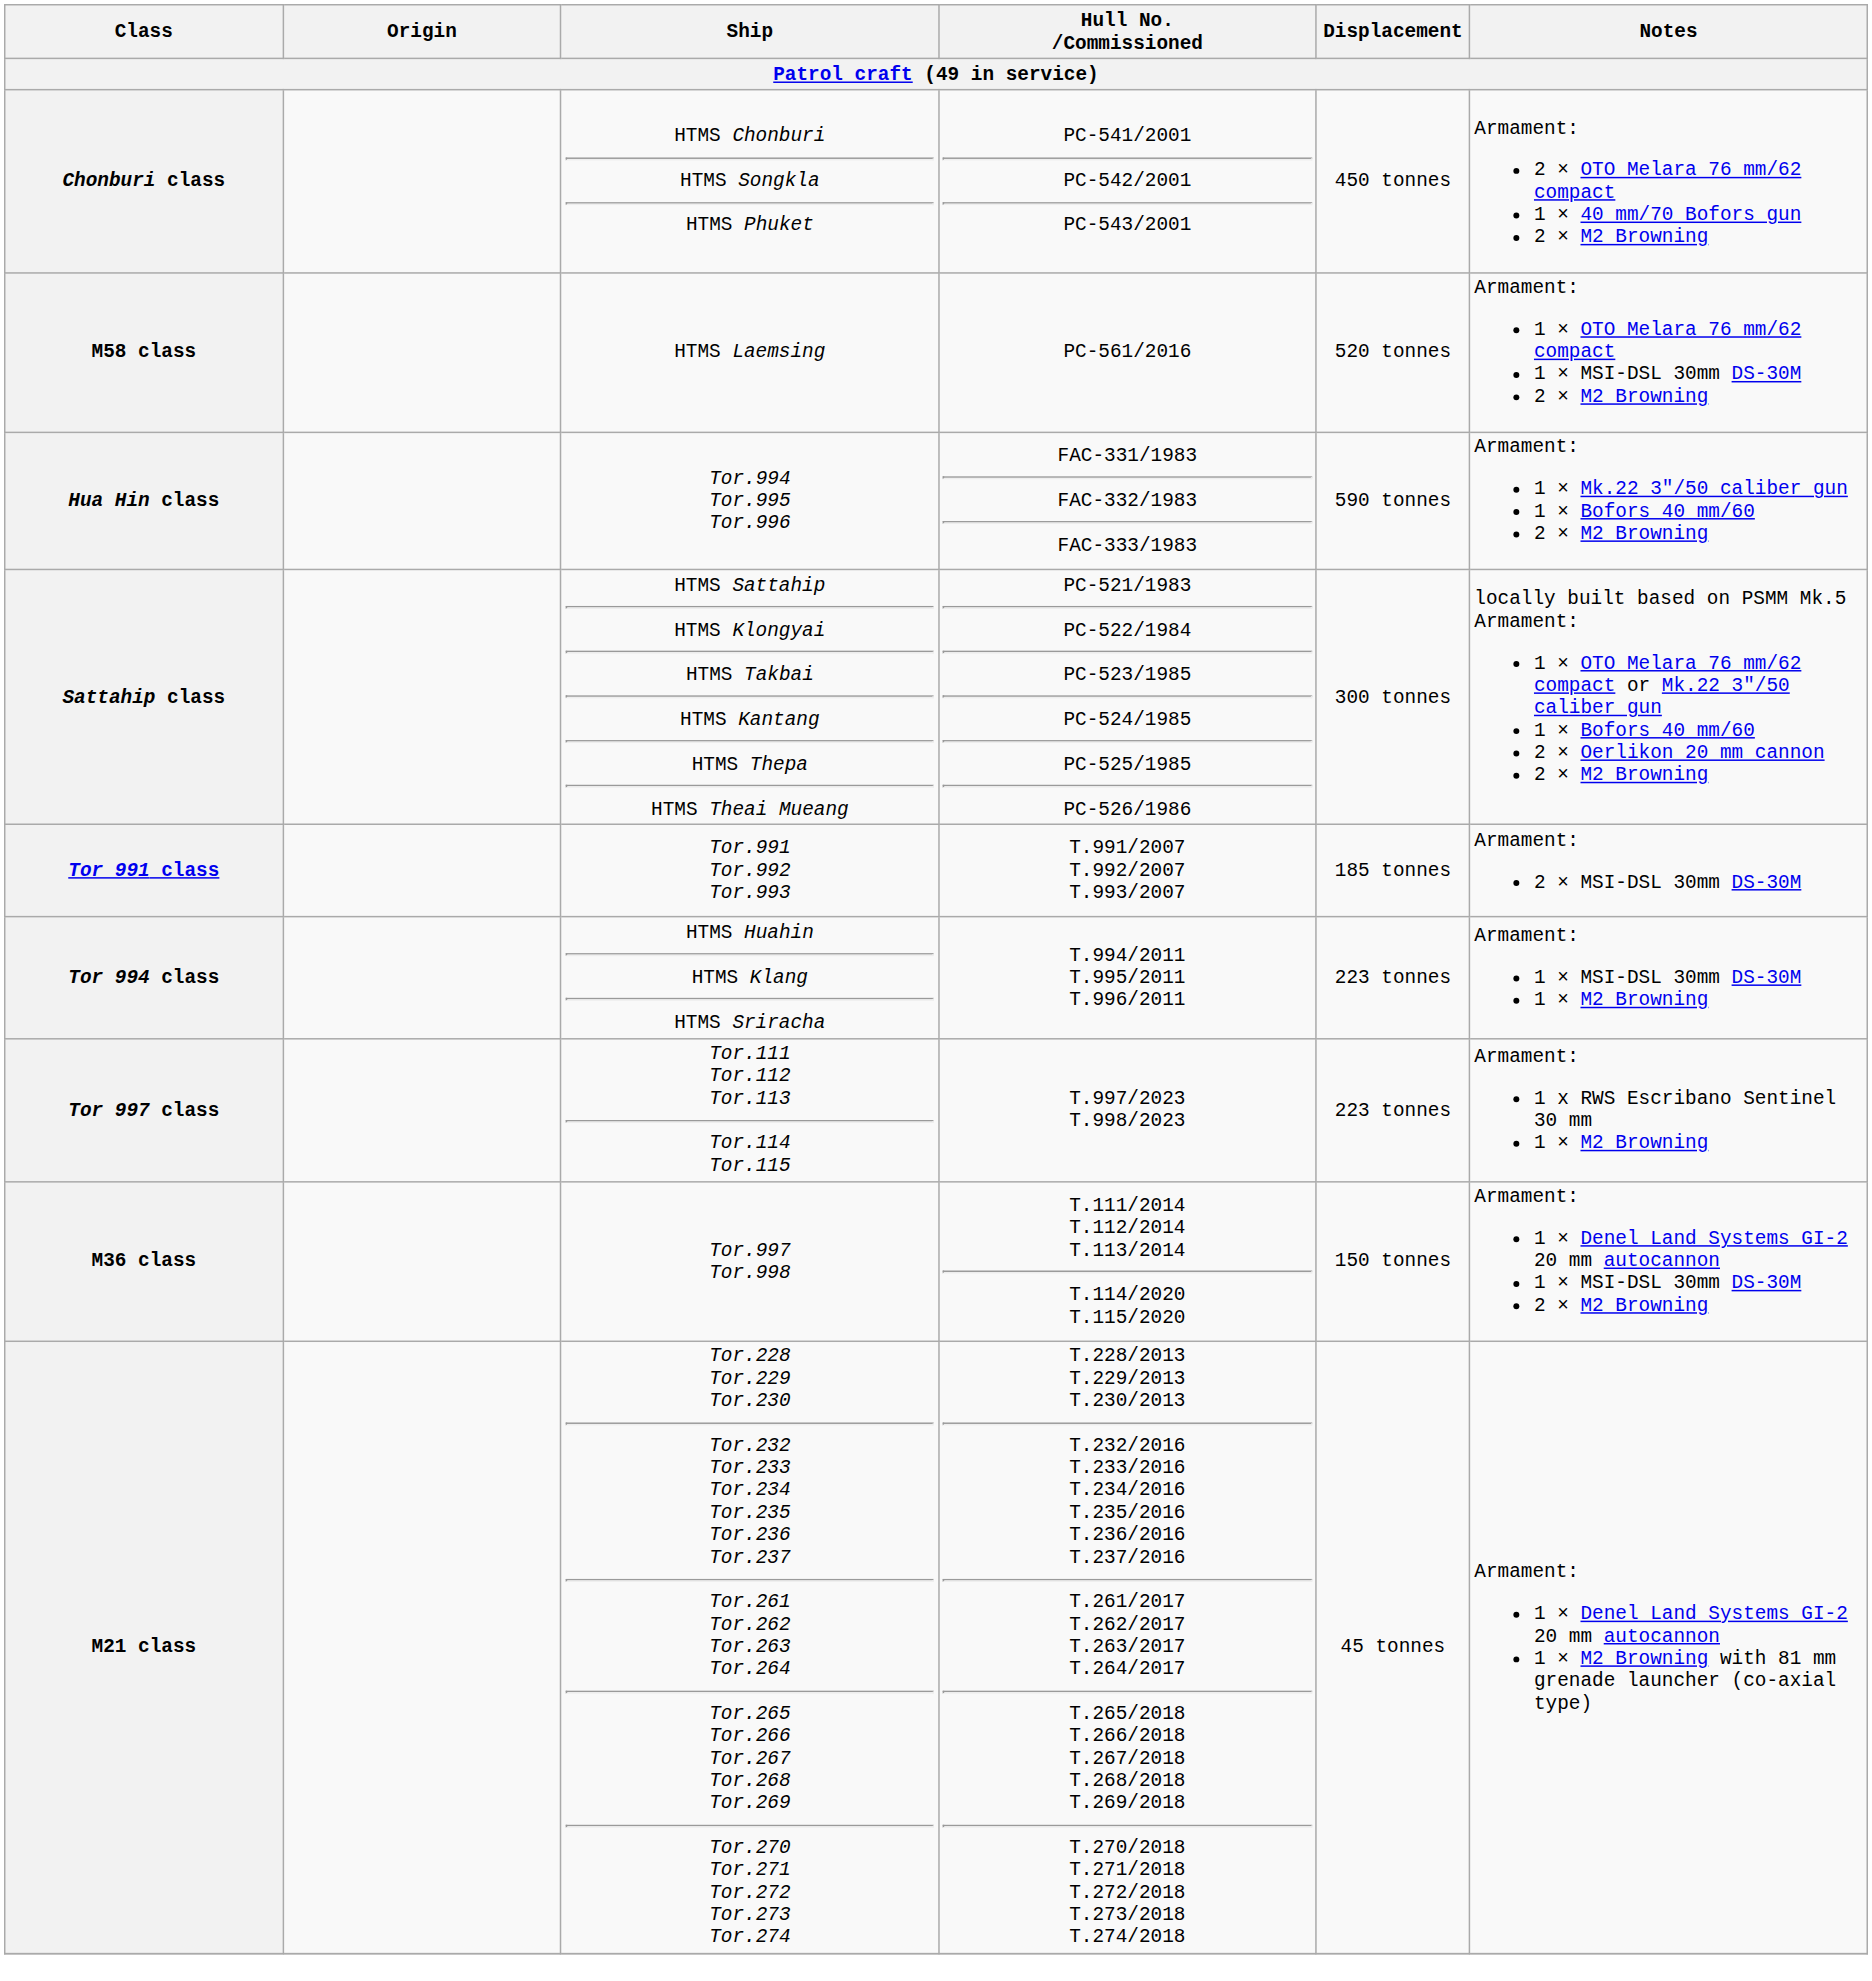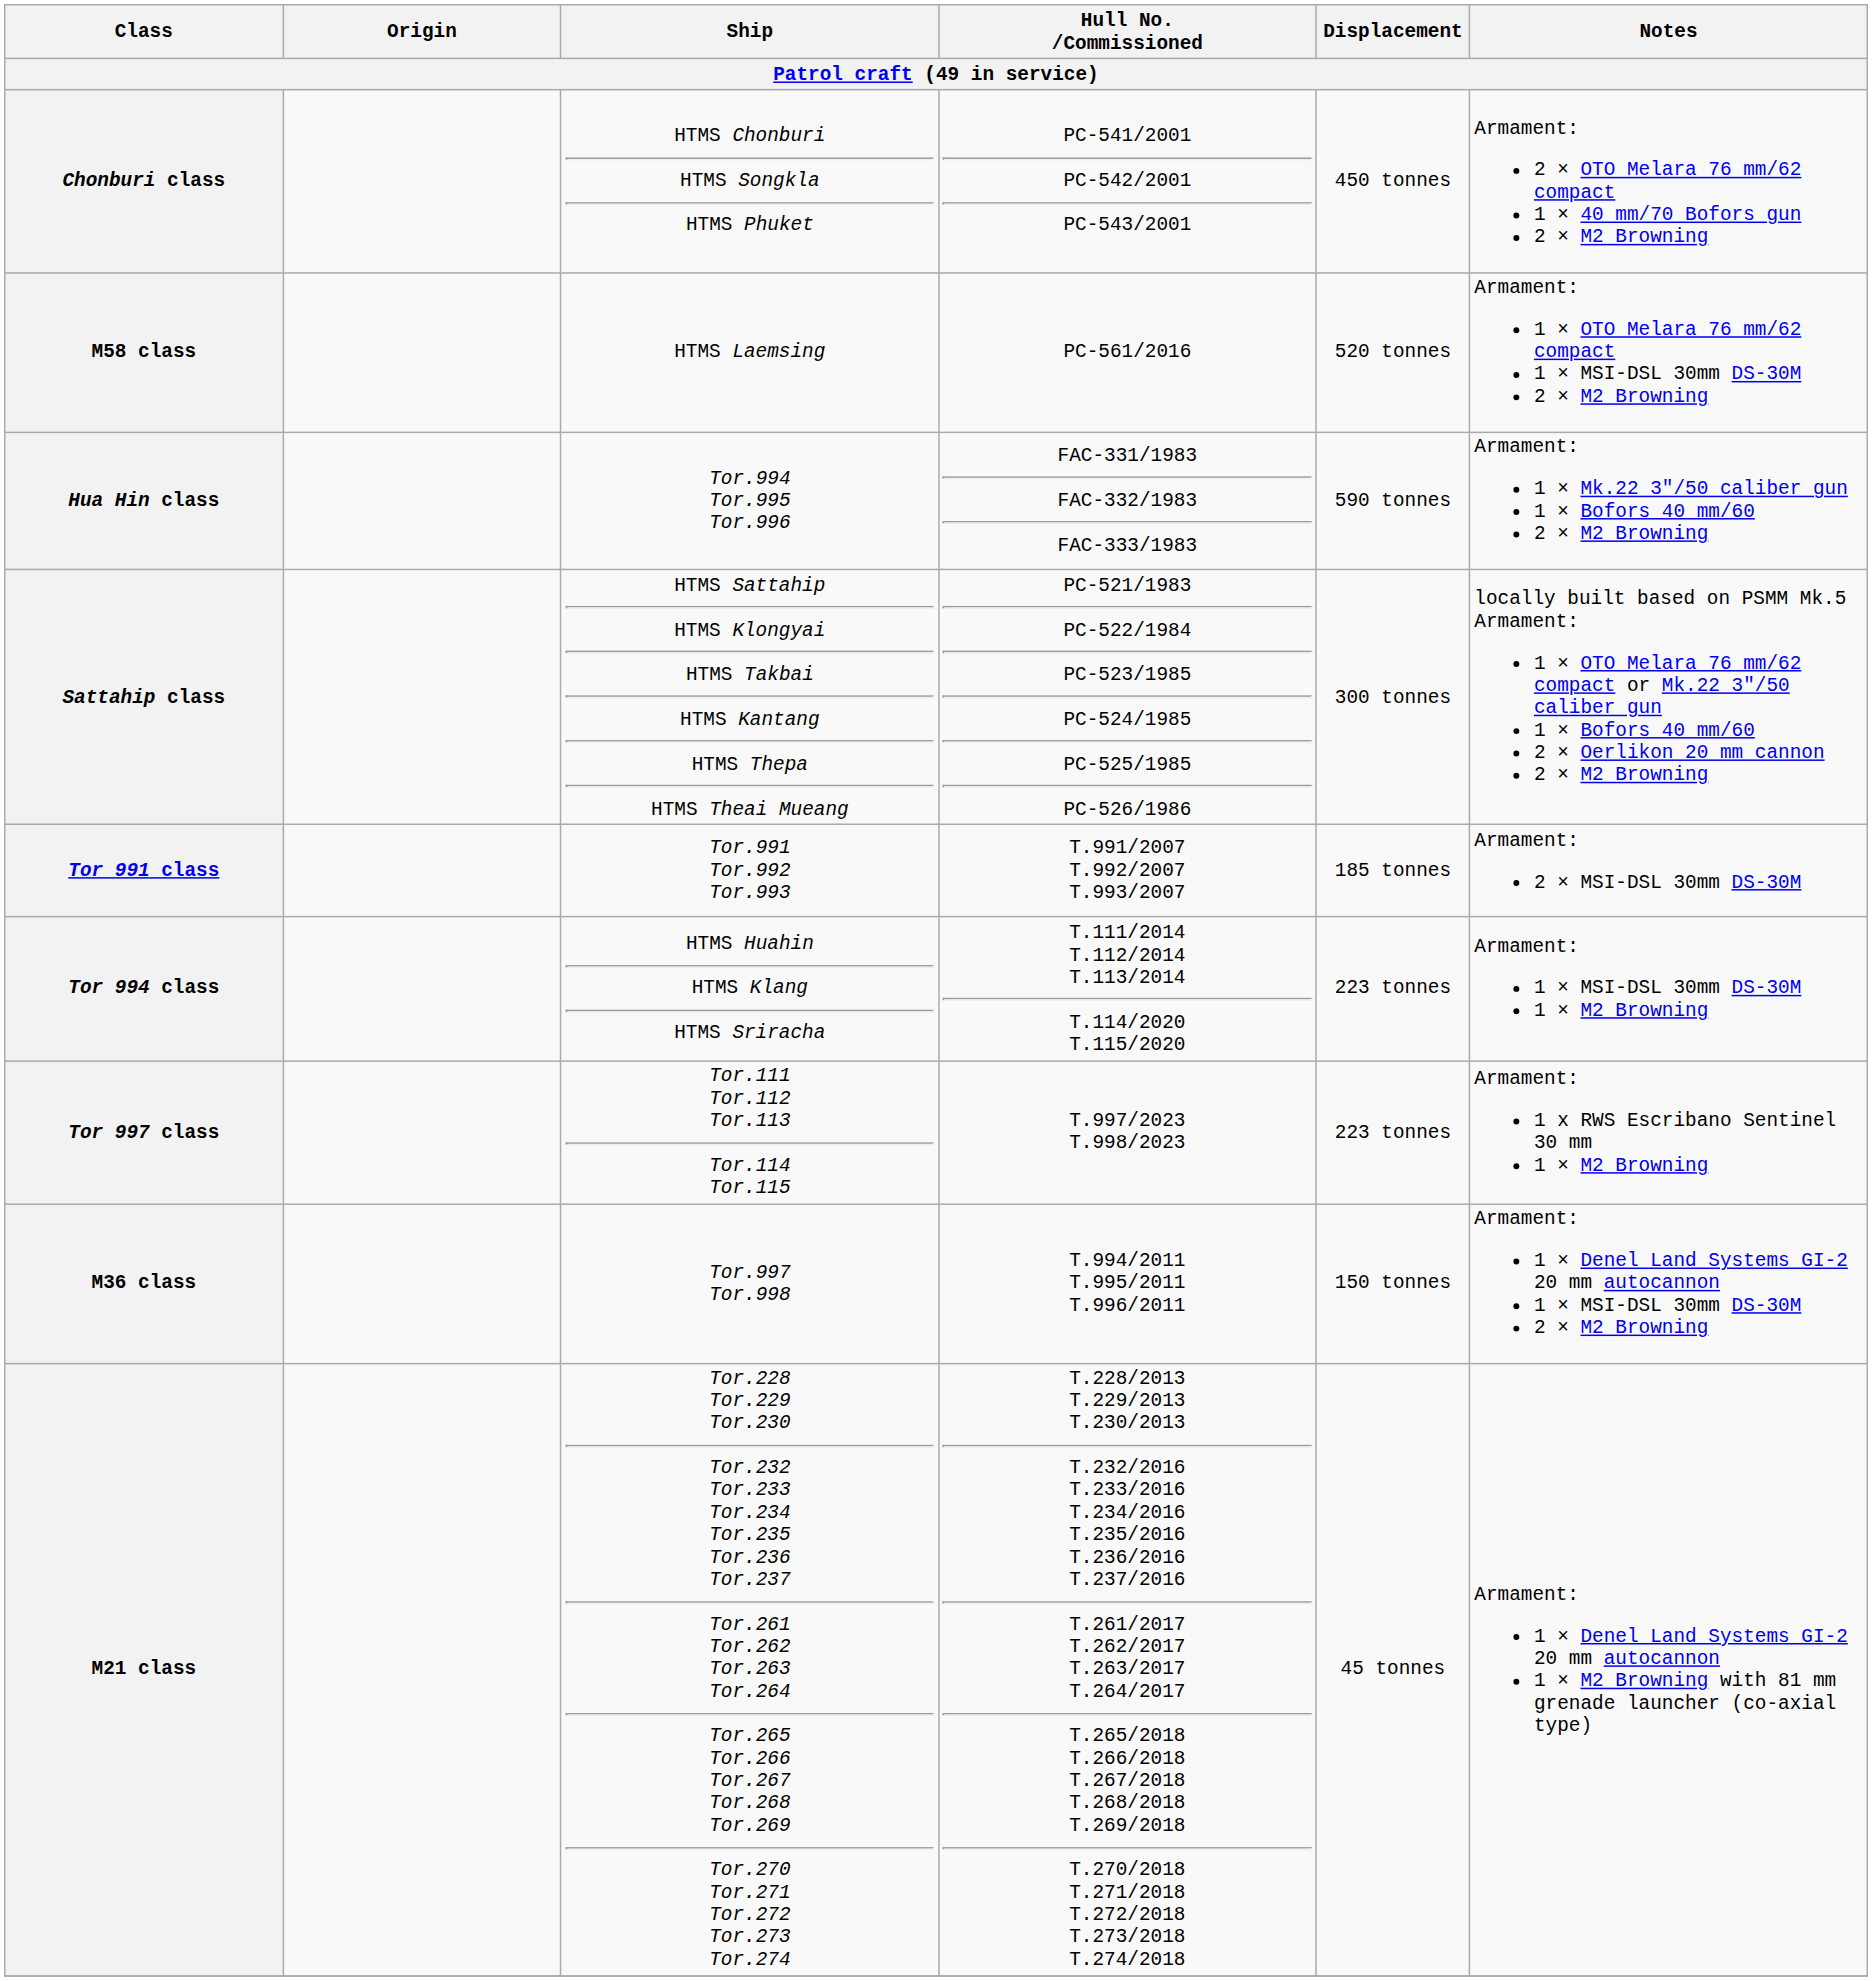(1127, 978) T.994/2011 T.995/2011 T.996/2011 -> (1127, 989) T.111/2014 T.112/2014 T.113/2014 T.114/2020 T.115/2020
(1127, 1261) T.111/2014 T.112/2014 T.113/2014 T.114/2020 T.115/2020 -> (1127, 1284) T.994/2011 T.995/2011 T.996/2011
